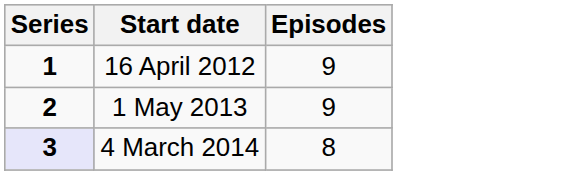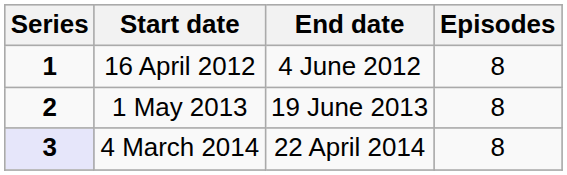+ column: (350, 25)
(329, 66) 9 -> (498, 66) 8
(329, 107) 9 -> (498, 107) 8
